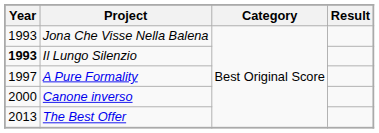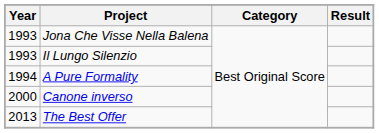(23, 56) bold -> (23, 56) normal
(23, 77) 1997 -> (23, 77) 1994
